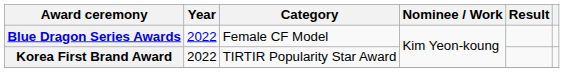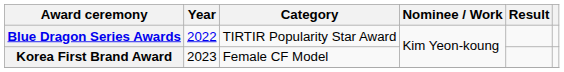(275, 36) Female CF Model -> (310, 36) TIRTIR Popularity Star Award
(202, 57) 2022 -> (202, 57) 2023
(310, 57) TIRTIR Popularity Star Award -> (275, 57) Female CF Model
